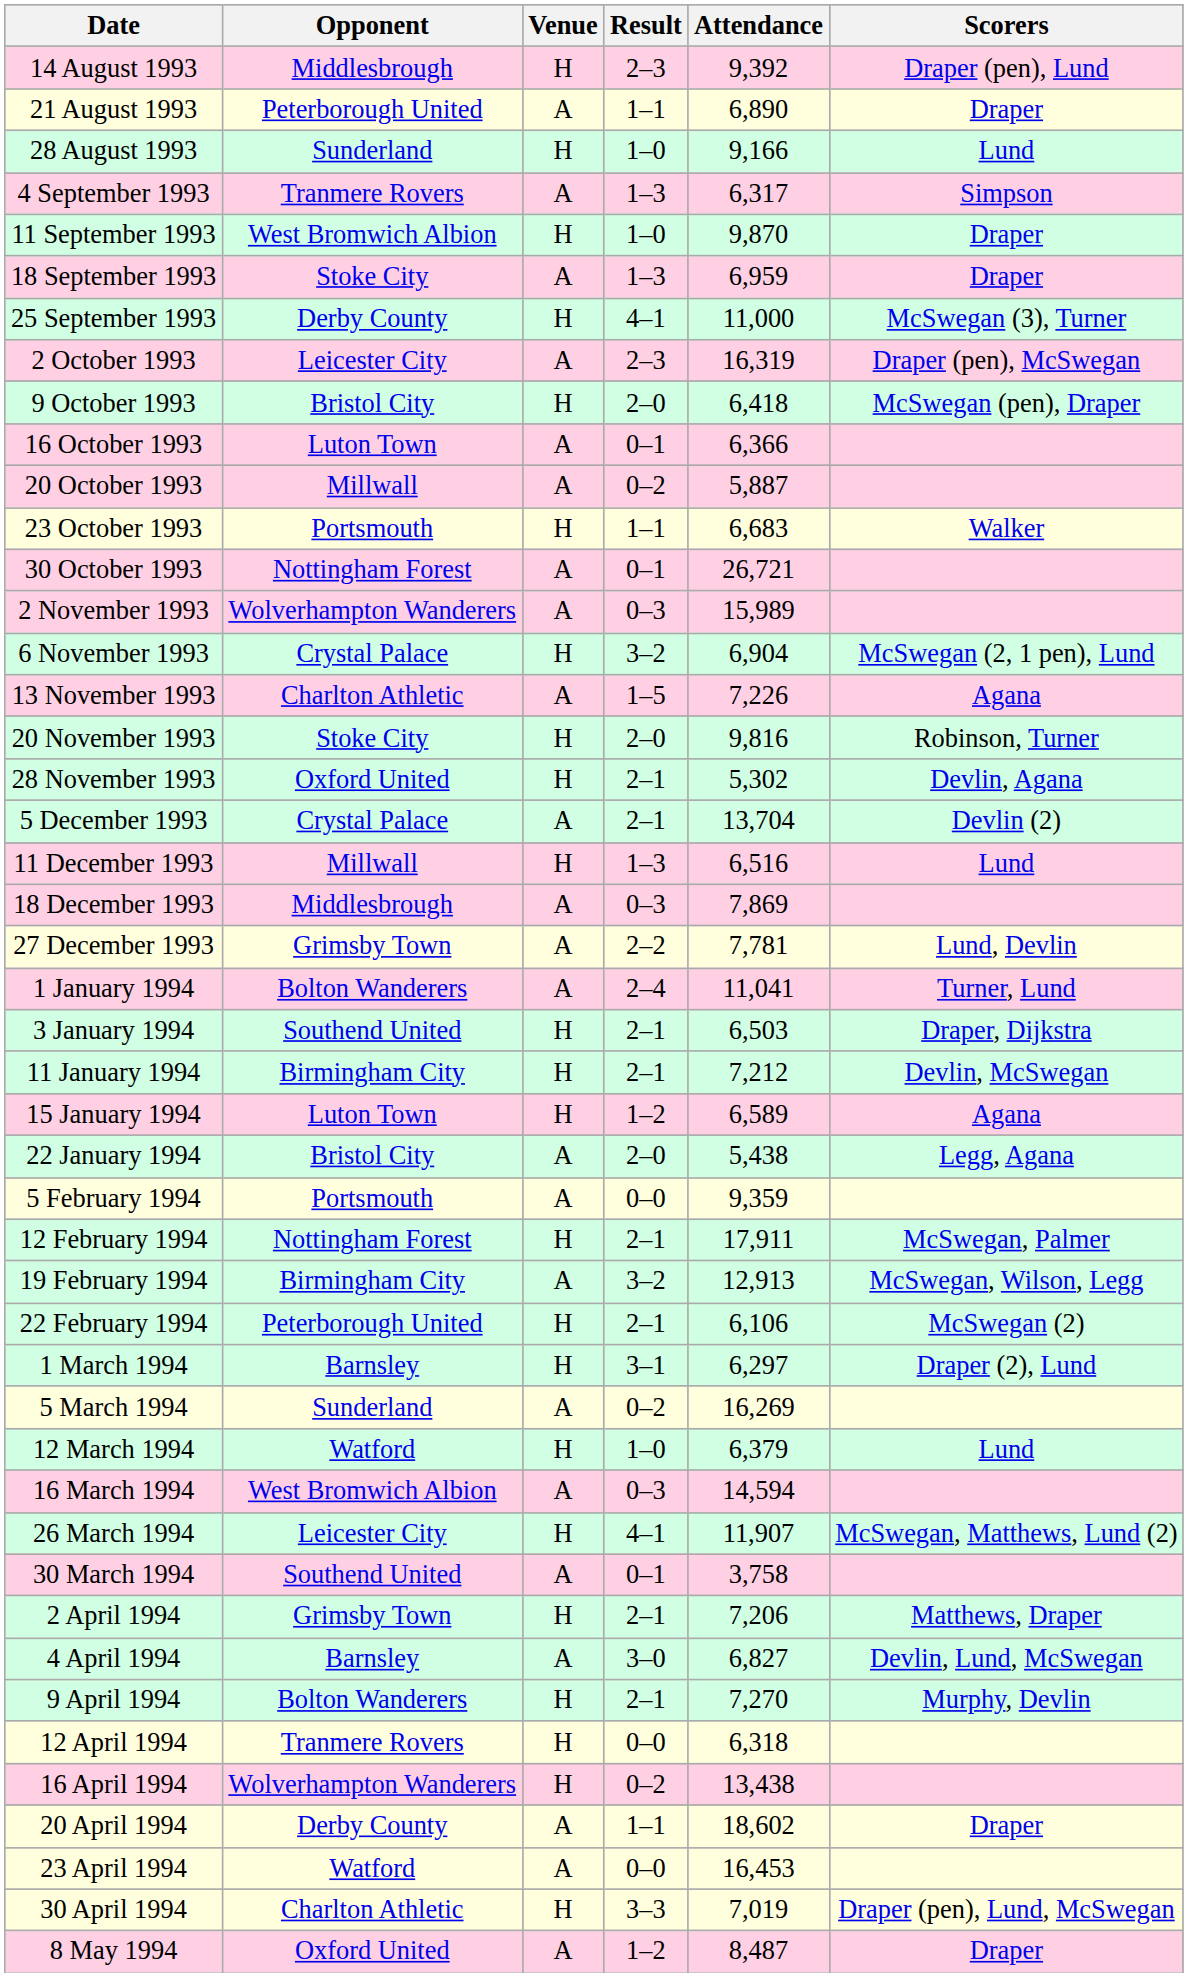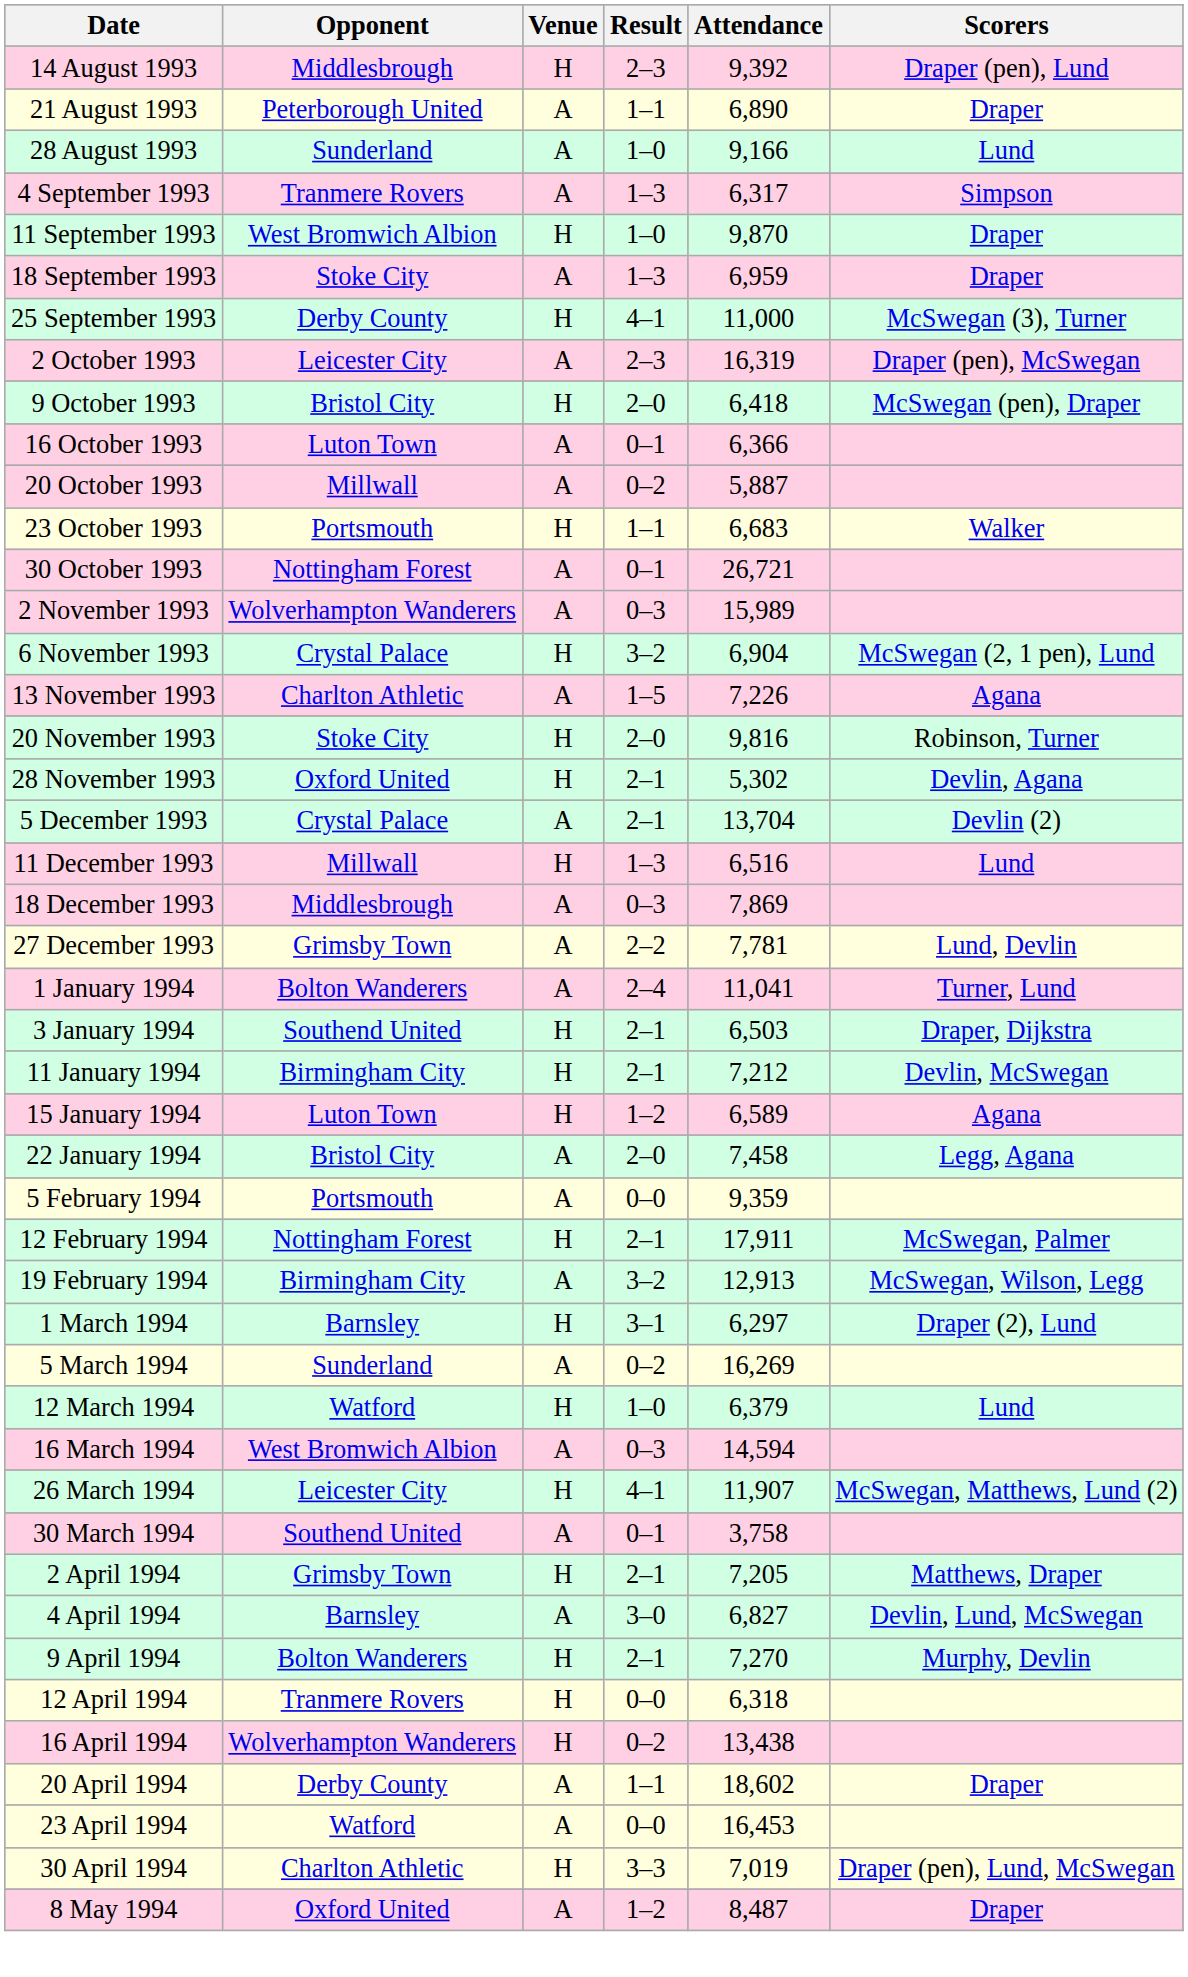(563, 151) H -> (563, 151) A
(759, 1155) 5,438 -> (759, 1155) 7,458
- row: (114, 1323)
(759, 1616) 7,206 -> (759, 1574) 7,205
